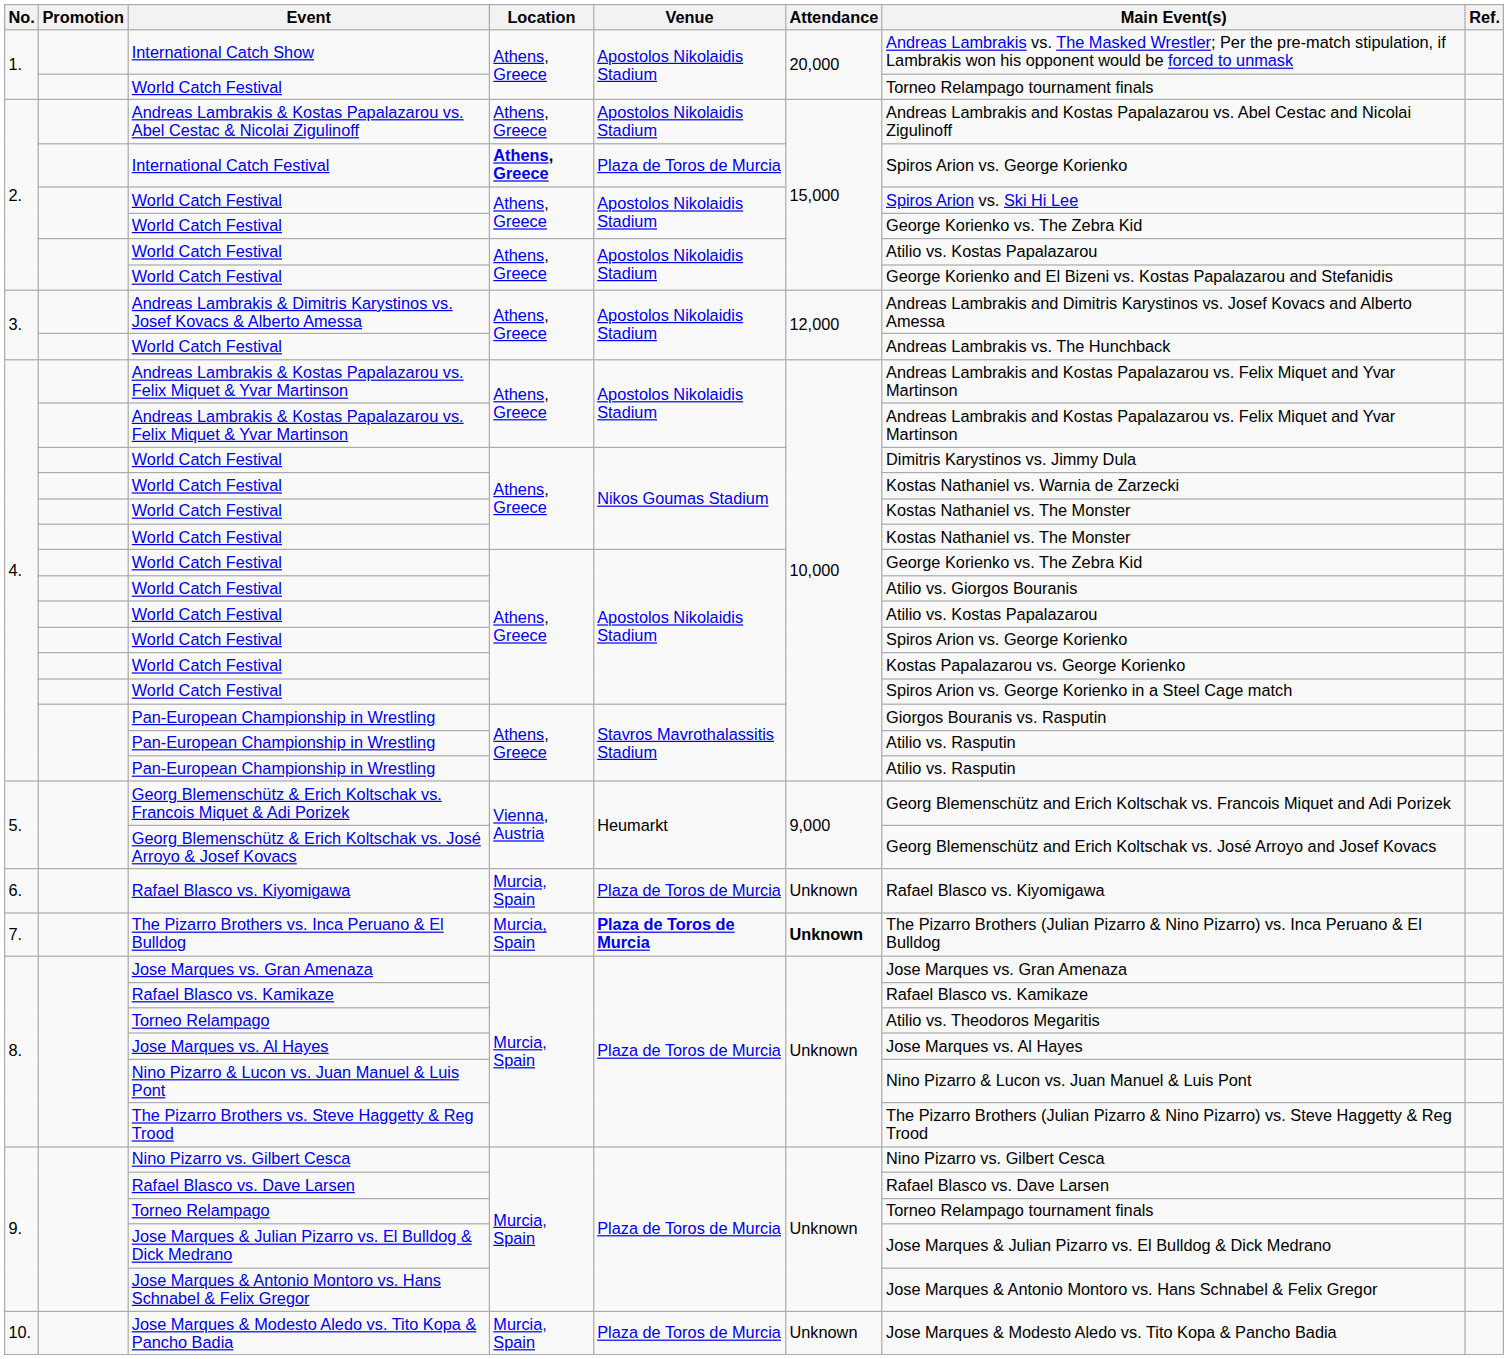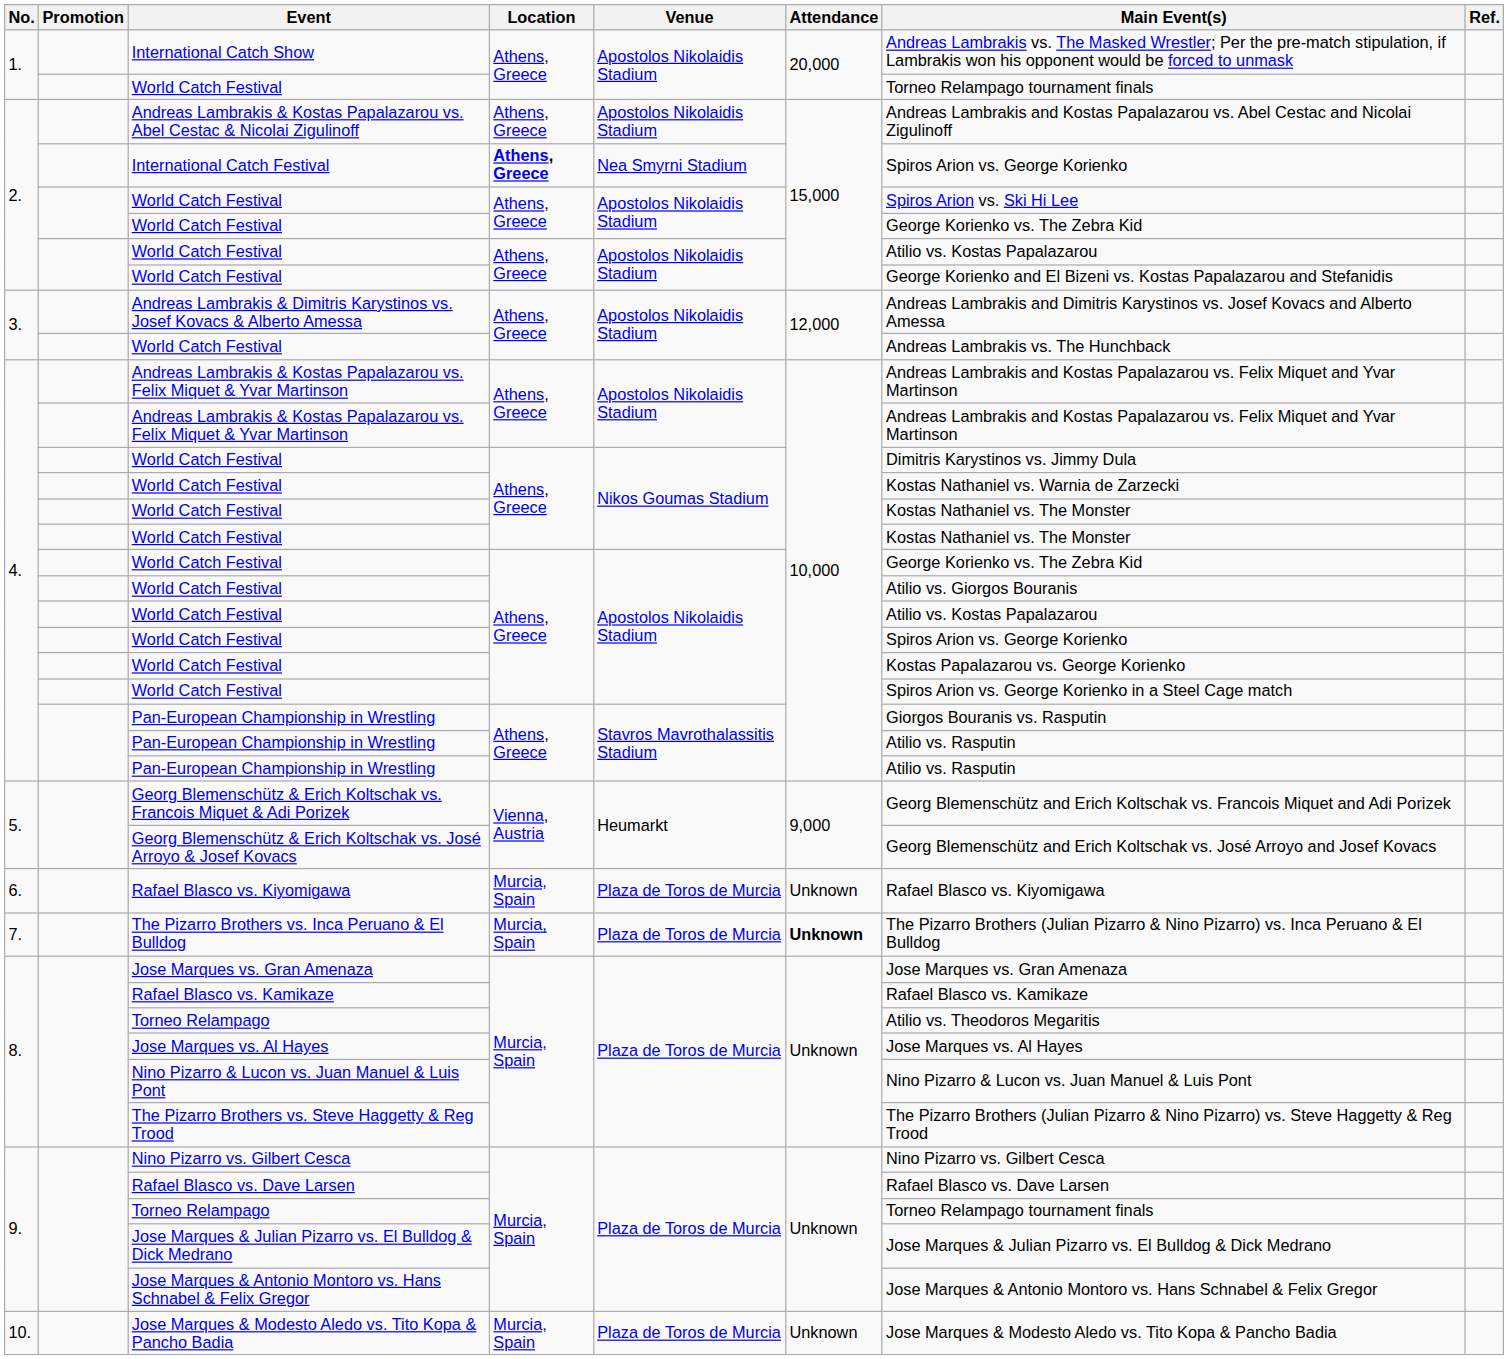(689, 165) Plaza de Toros de Murcia -> (672, 165) Nea Smyrni Stadium
(666, 934) bold -> (689, 934) normal
